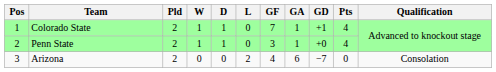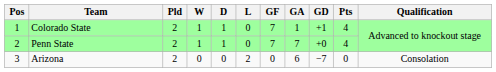(272, 43) 3 -> (272, 43) 7
(297, 43) 1 -> (297, 43) 7
(272, 59) 4 -> (272, 59) 0
